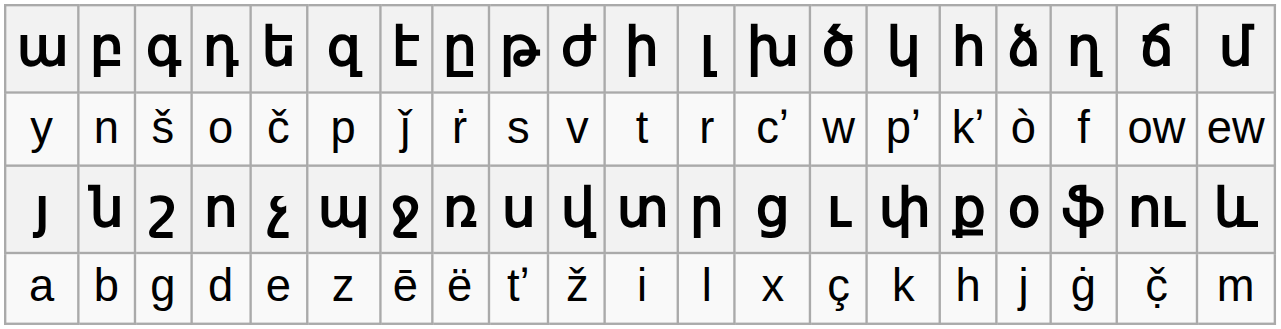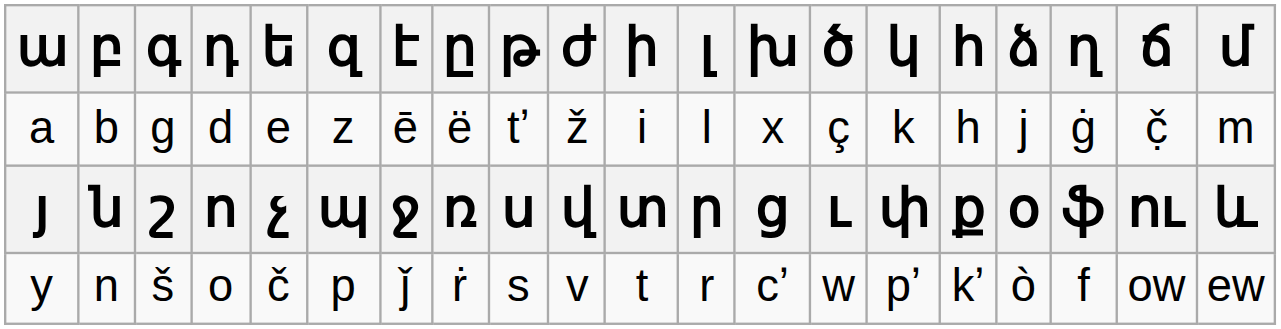rows swapped: (42, 287) <-> (42, 127)
